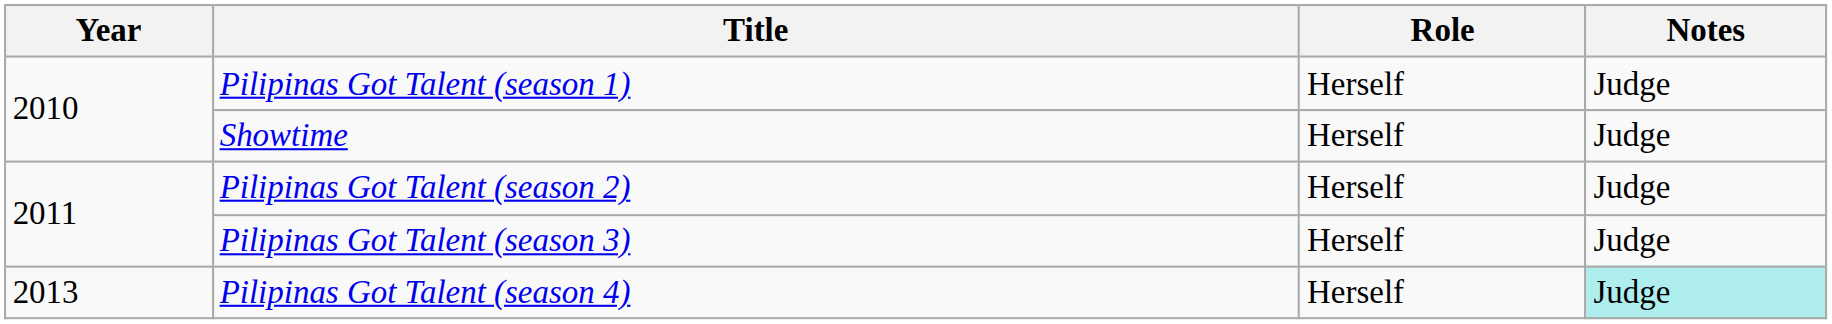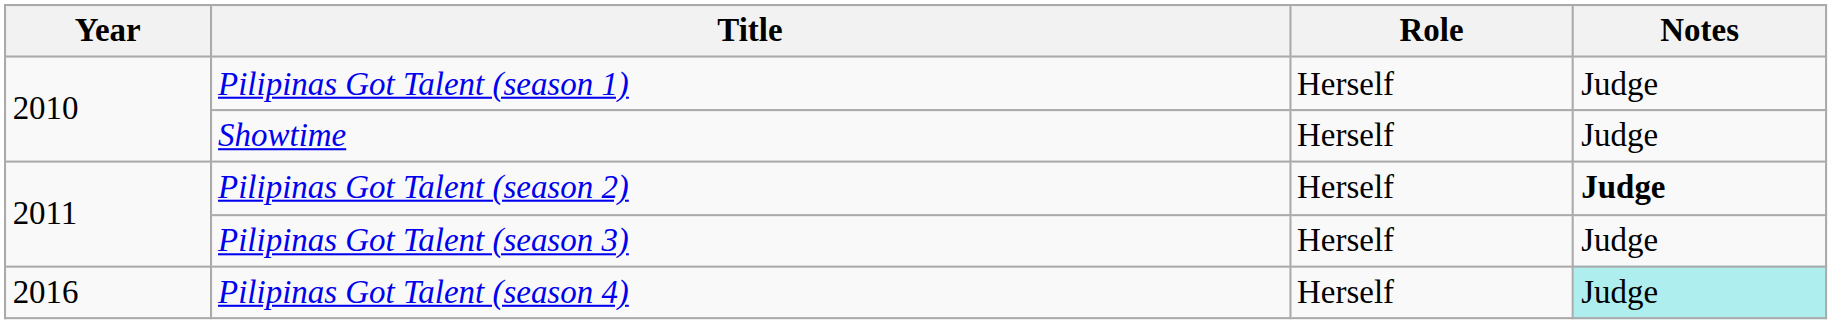(1632, 187) normal -> (1623, 187) bold
(46, 291) 2013 -> (46, 291) 2016
